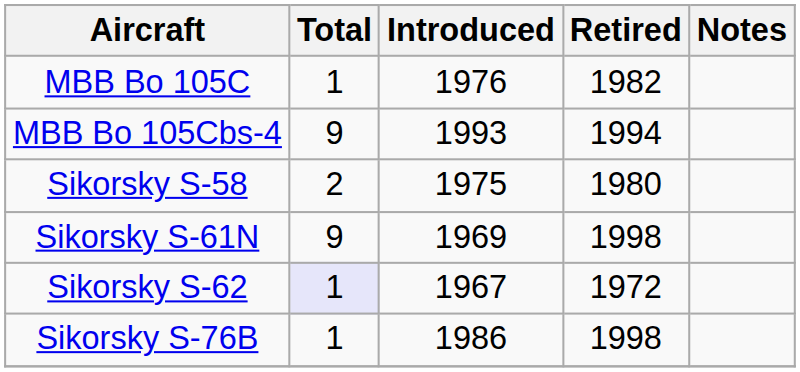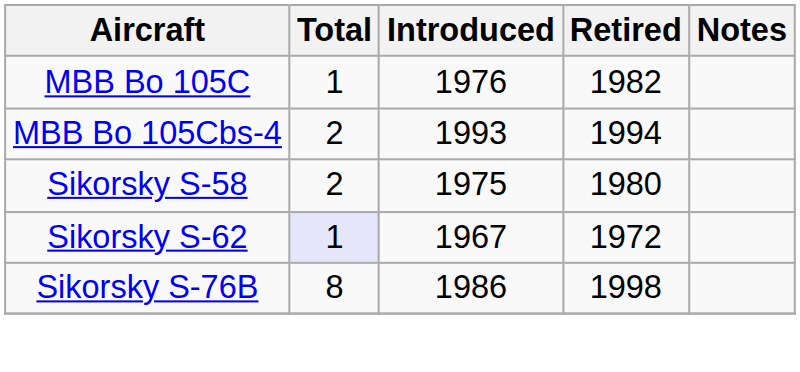(334, 133) 9 -> (334, 133) 2
- row: (147, 236)
(334, 339) 1 -> (334, 287) 8
